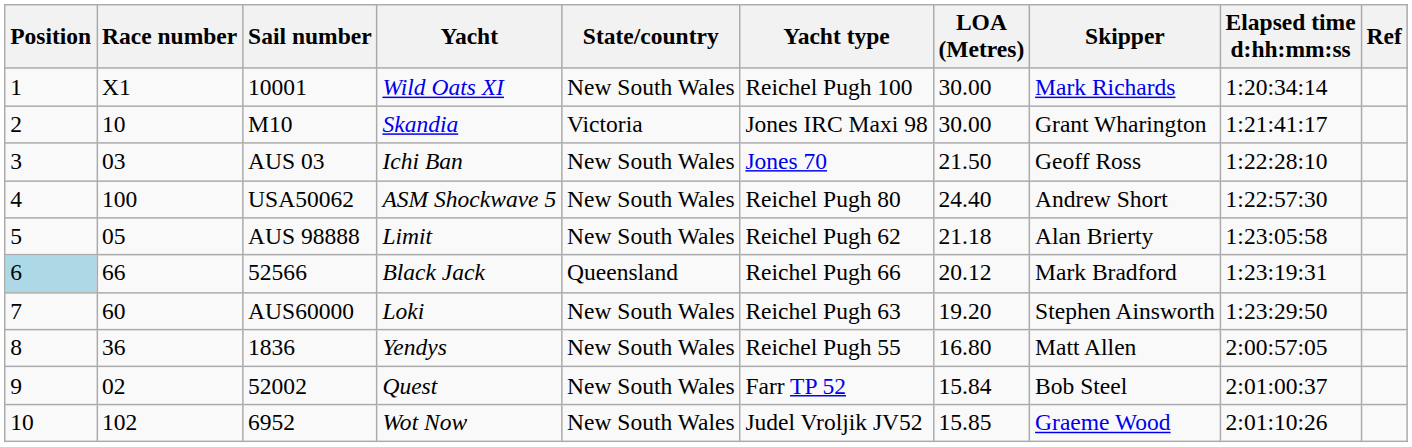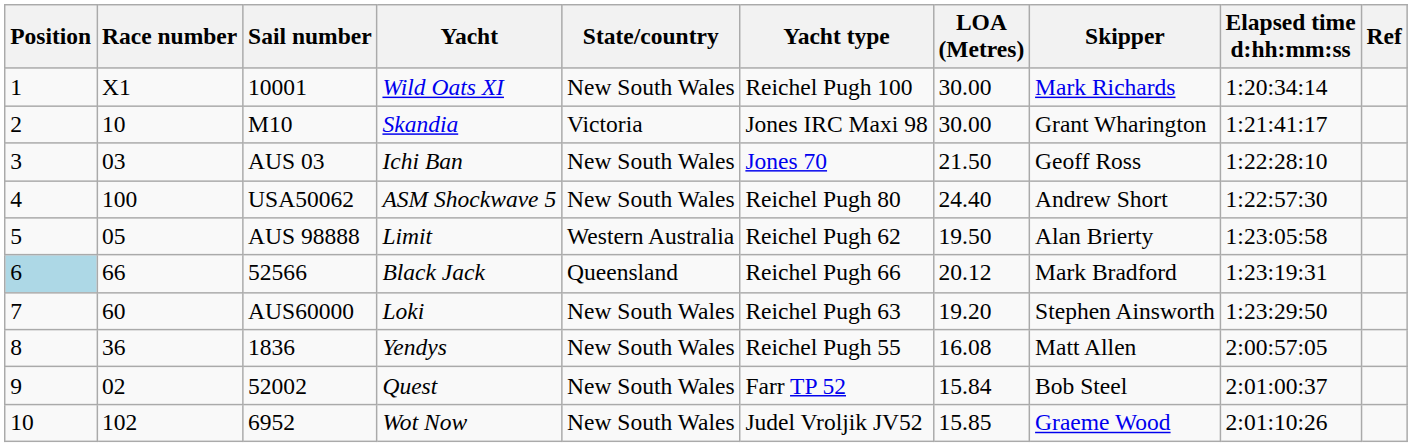(651, 236) New South Wales -> (651, 236) Western Australia
(965, 236) 21.18 -> (965, 236) 19.50
(965, 348) 16.80 -> (965, 348) 16.08
